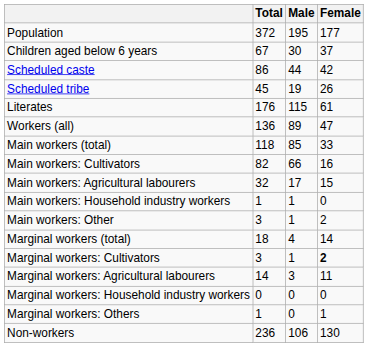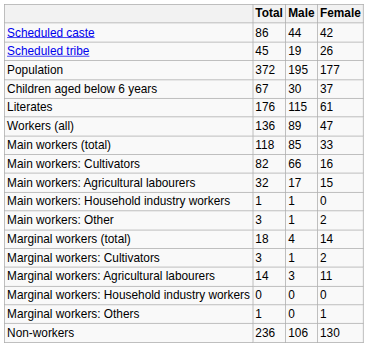rows swapped: (35, 32) <-> (51, 70)
rows swapped: (82, 51) <-> (48, 88)
(323, 257) bold -> (323, 257) normal
